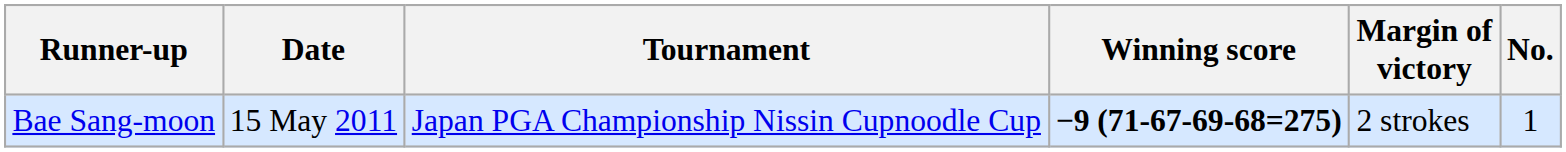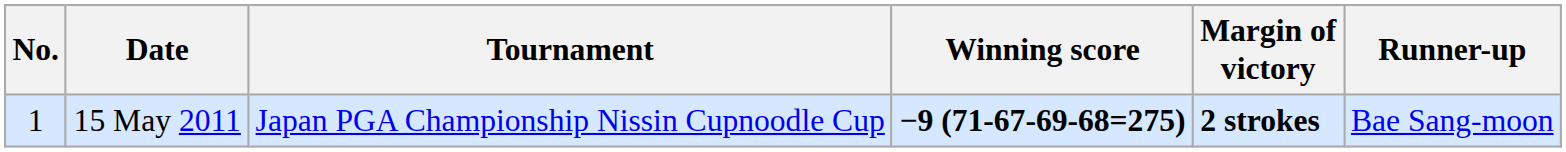columns swapped: (1530, 49) <-> (114, 49)
(1413, 120) normal -> (1260, 120) bold
